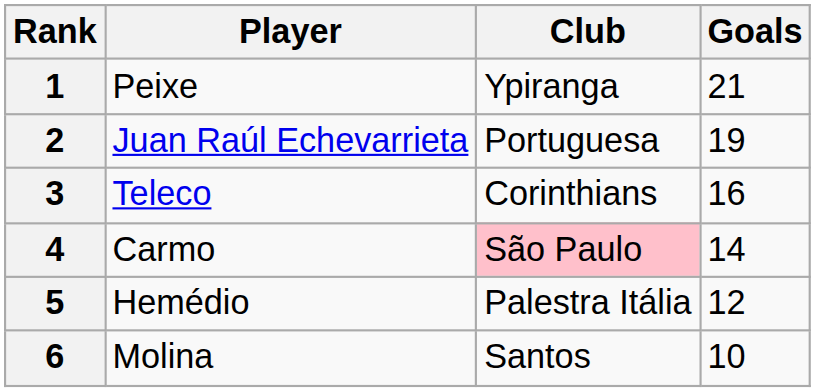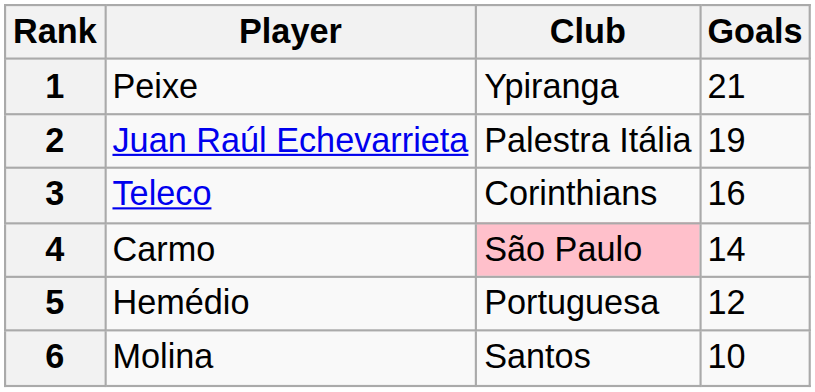(572, 140) Portuguesa -> (588, 140) Palestra Itália
(588, 303) Palestra Itália -> (572, 303) Portuguesa
